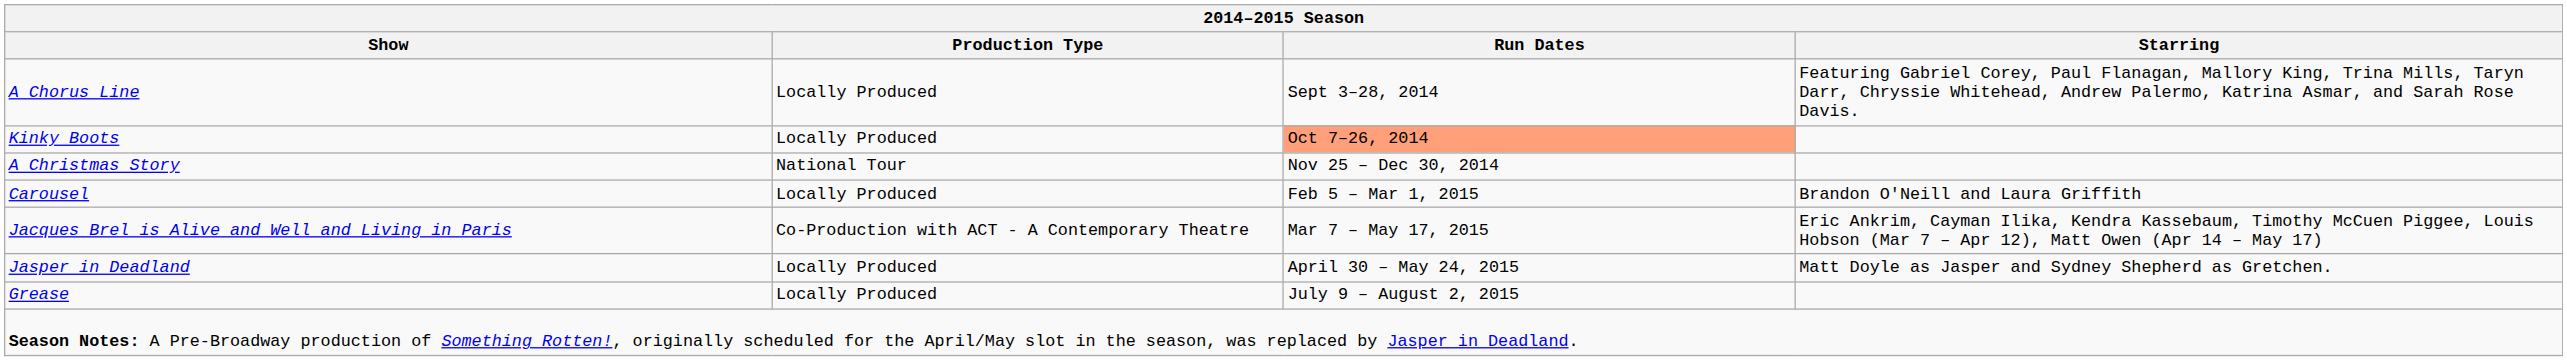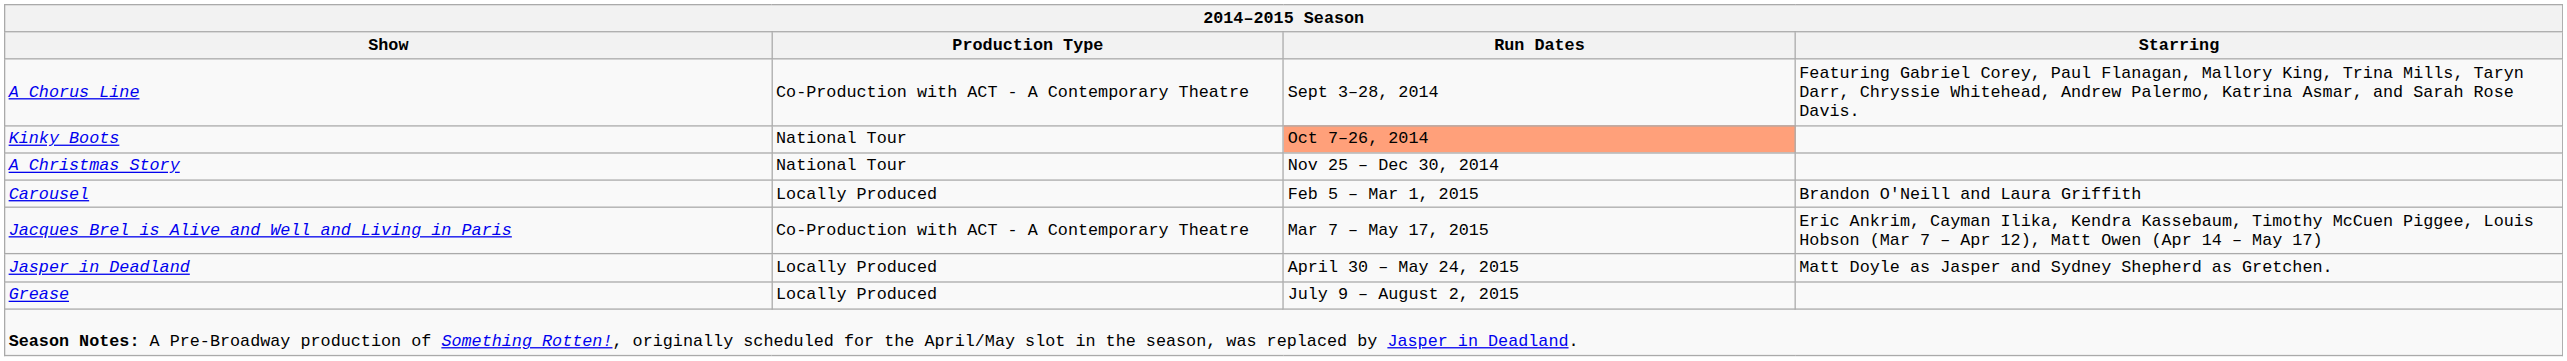(857, 92) Locally Produced -> (1013, 92) Co-Production with ACT - A Contemporary Theatre
(857, 139) Locally Produced -> (841, 139) National Tour
